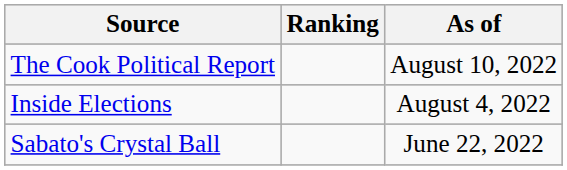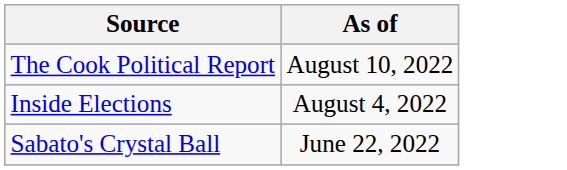- column: (333, 24)
